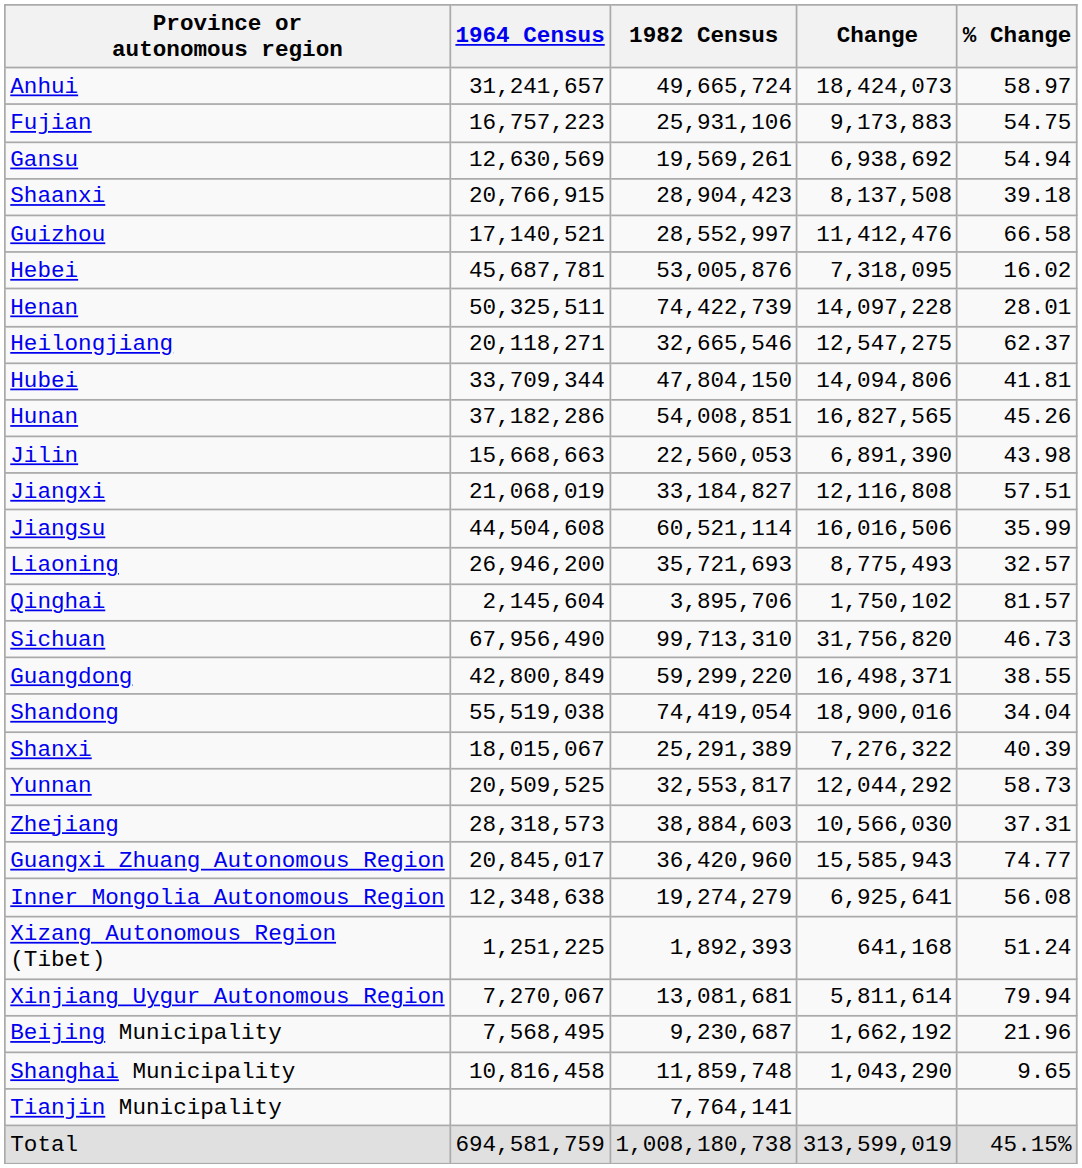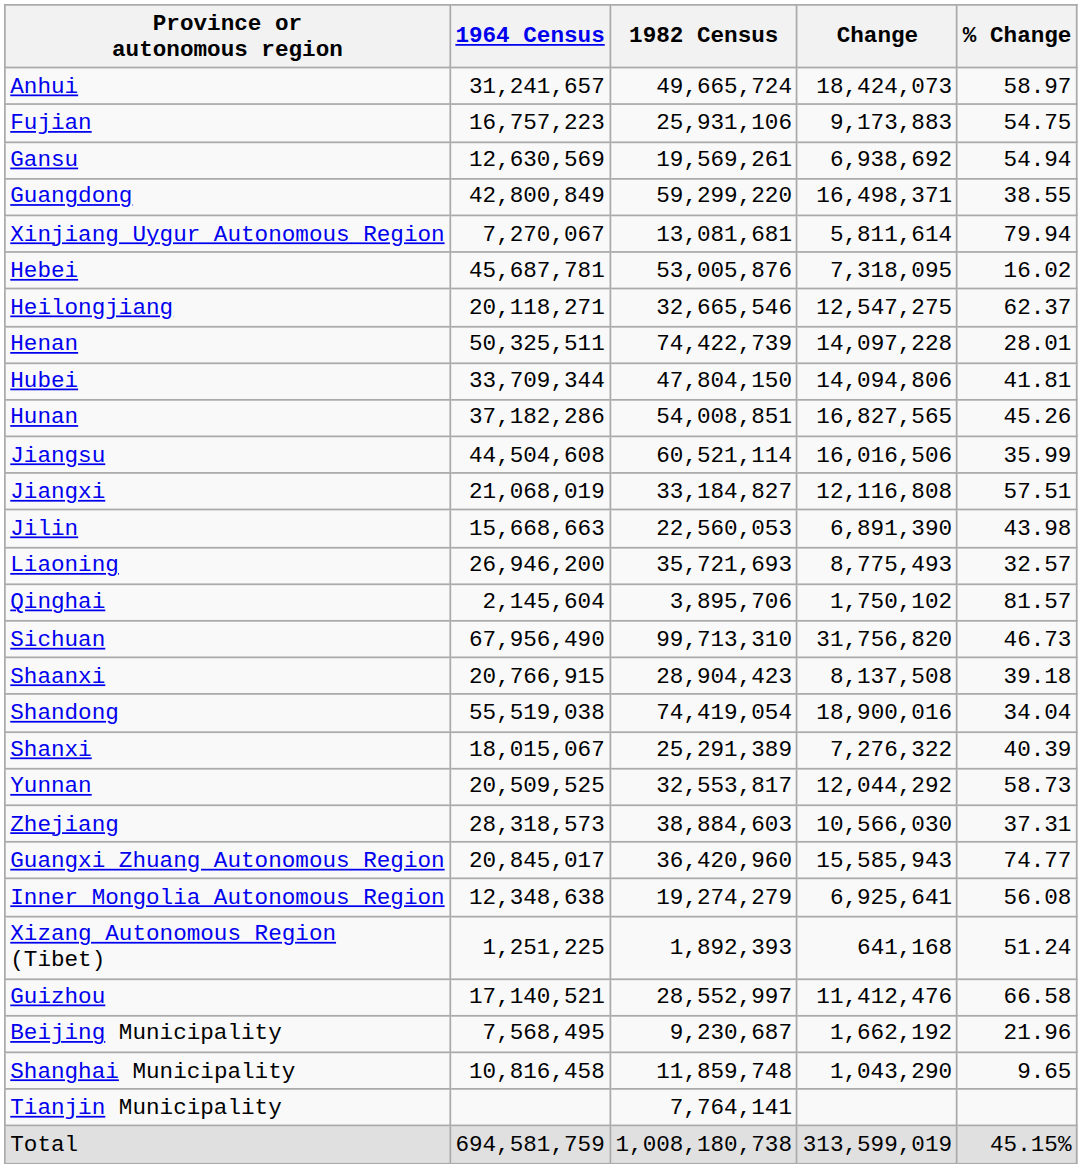rows swapped: (71, 676) <-> (58, 197)
rows swapped: (58, 234) <-> (227, 997)
rows swapped: (44, 307) <-> (92, 344)
rows swapped: (58, 529) <-> (44, 455)
